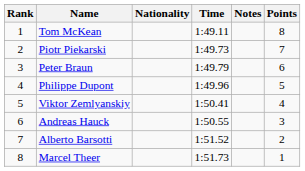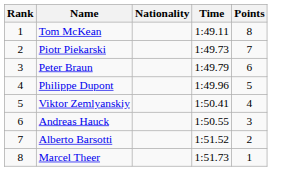- column: (248, 13)
